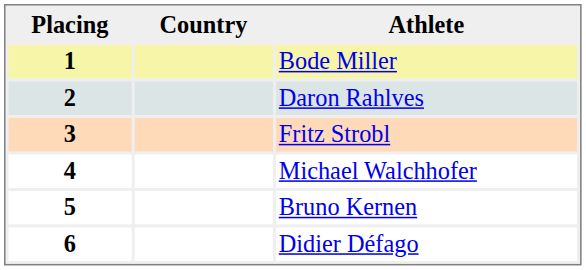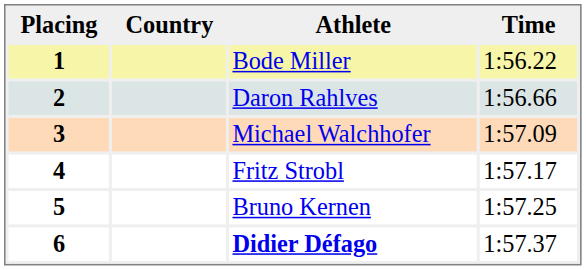+ column: (529, 25)
(335, 134) Fritz Strobl -> (332, 134) Michael Walchhofer
(378, 170) Michael Walchhofer -> (288, 170) Fritz Strobl
(349, 243) normal -> (305, 243) bold
